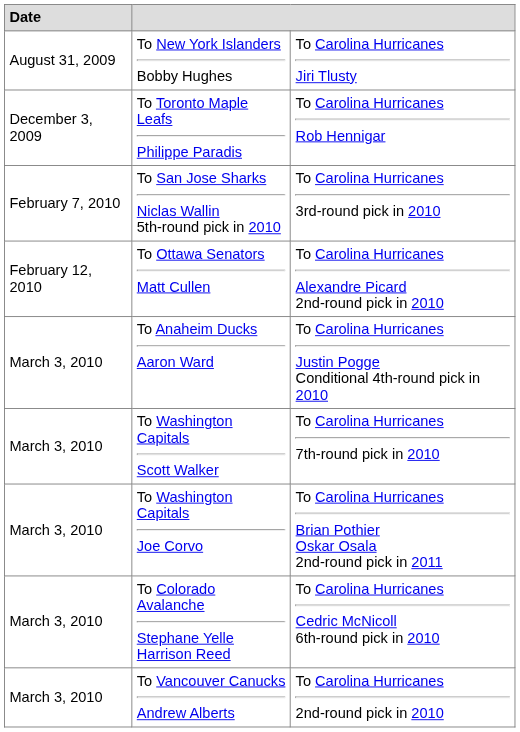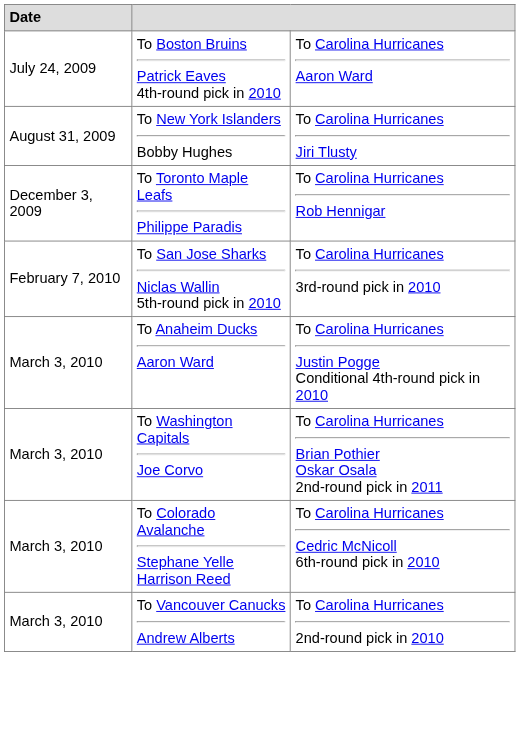+ row: (211, 68)
- row: (211, 270)
- row: (211, 446)
